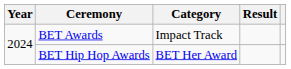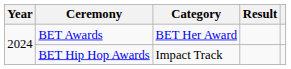(189, 34) Impact Track -> (196, 34) BET Her Award
(196, 54) BET Her Award -> (189, 54) Impact Track
